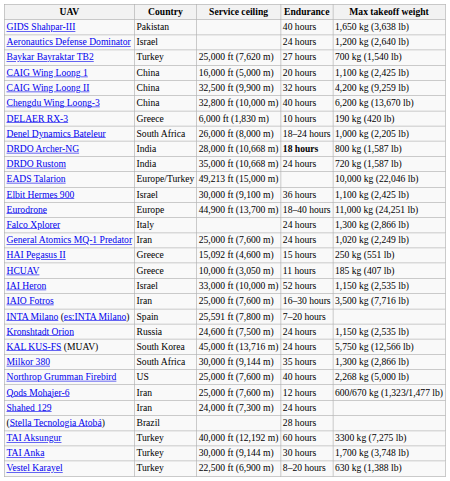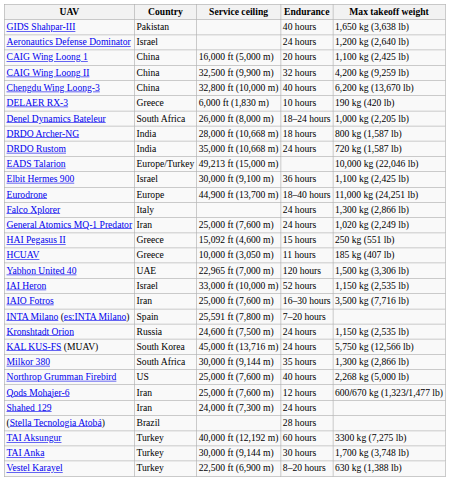- row: (50, 57)
(301, 149) bold -> (300, 133) normal
+ row: (41, 270)
